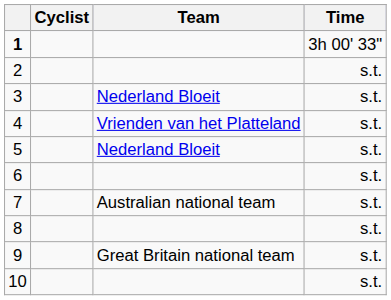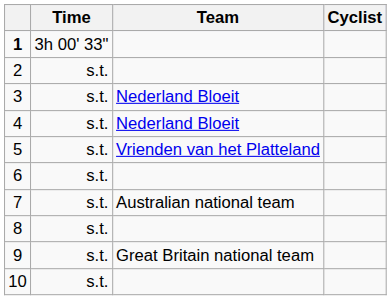columns swapped: (62, 17) <-> (345, 17)
(199, 123) Vrienden van het Platteland -> (178, 123) Nederland Bloeit
(158, 149) Nederland Bloeit -> (218, 149) Vrienden van het Platteland
